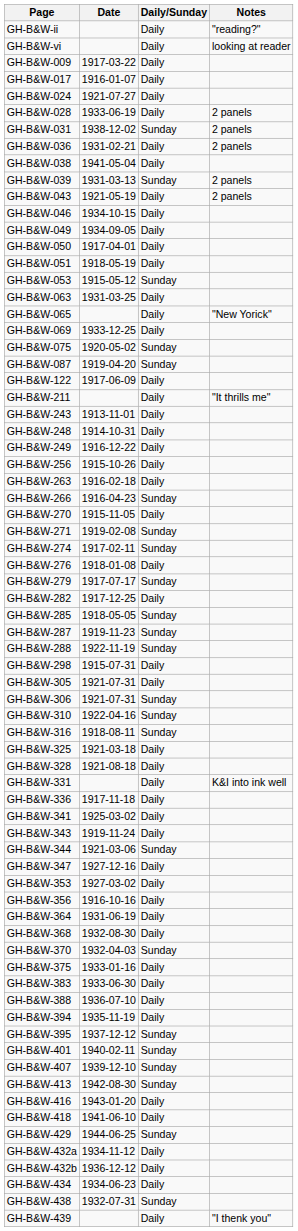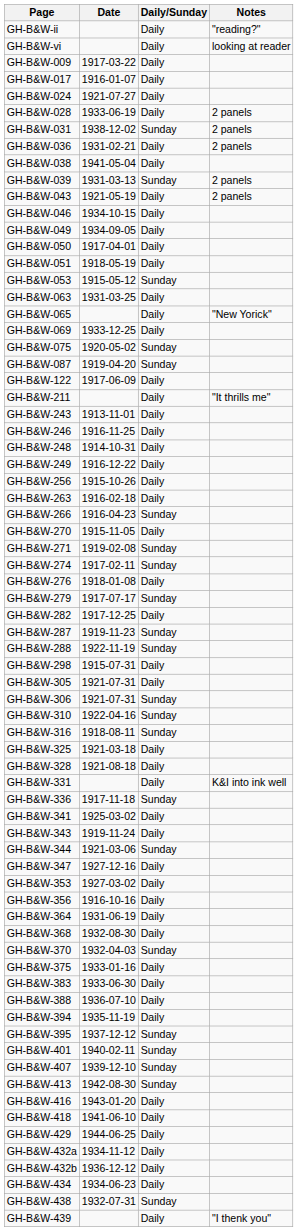+ row: (39, 431)
- row: (39, 615)
(152, 800) Daily -> (159, 800) Sunday
(159, 1134) Sunday -> (152, 1134) Daily
